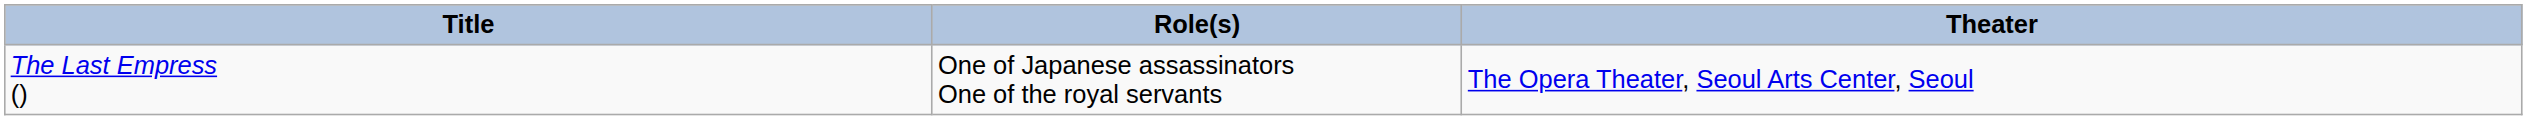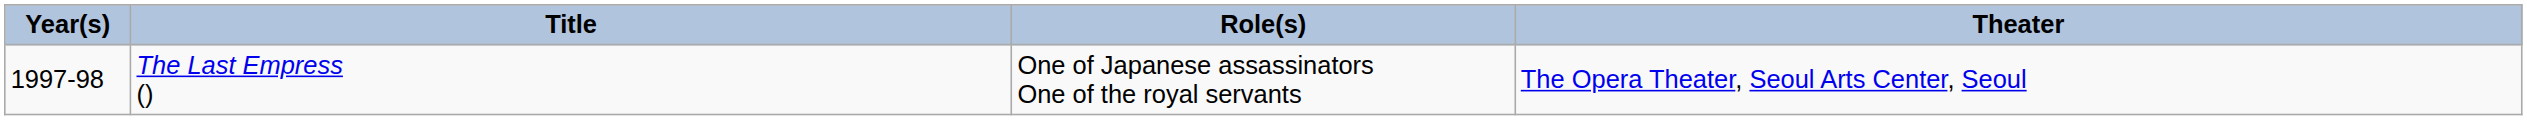+ column: (68, 24)
